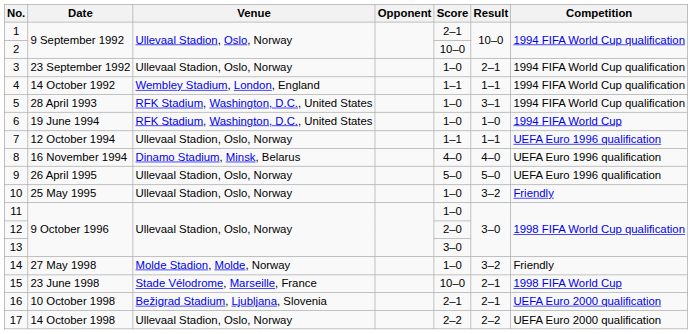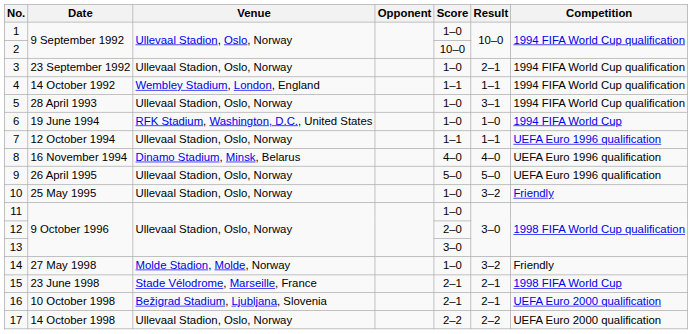(452, 31) 2–1 -> (452, 31) 1–0
(254, 103) RFK Stadium, Washington, D.C., United States -> (214, 103) Ullevaal Stadion, Oslo, Norway
(452, 283) 10–0 -> (452, 283) 2–1
